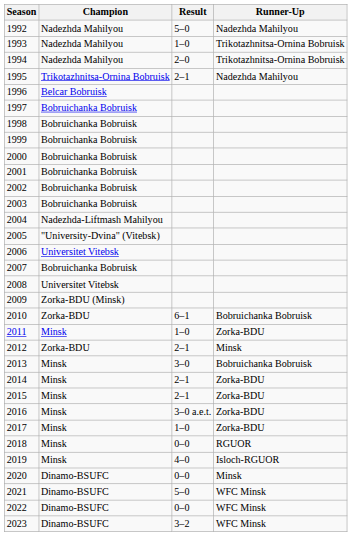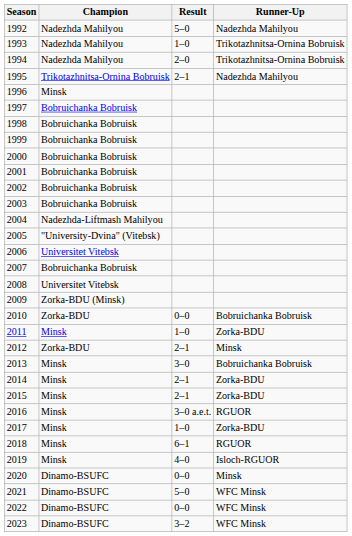(74, 92) Belcar Bobruisk -> (54, 92) Minsk
(182, 316) 6–1 -> (182, 316) 0–0
(240, 412) Zorka-BDU -> (234, 412) RGUOR
(182, 444) 0–0 -> (182, 444) 6–1
